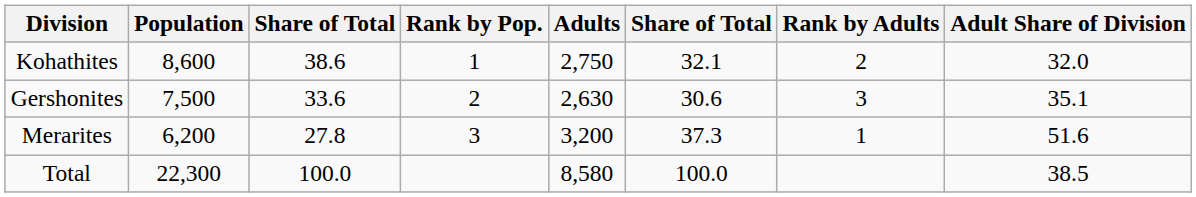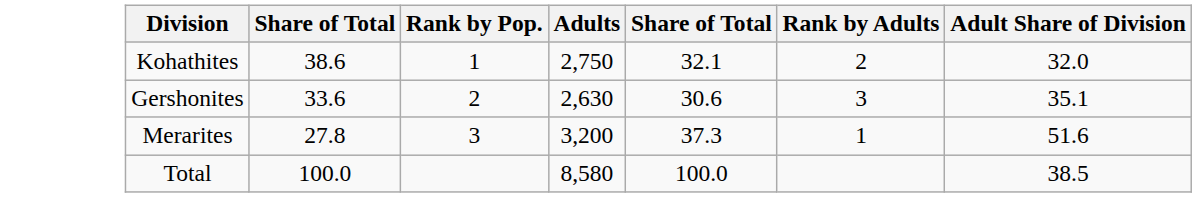- column: (189, 23)
